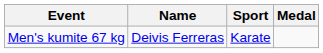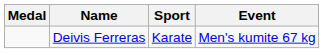columns swapped: (296, 15) <-> (66, 15)
